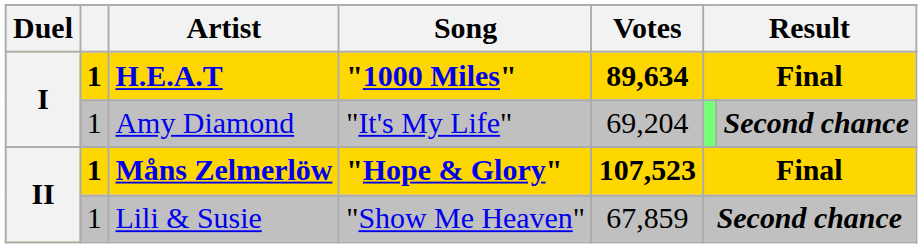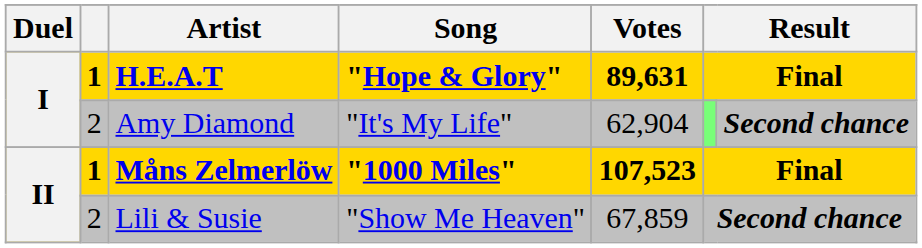(431, 75) "1000 Miles" -> (454, 75) "Hope & Glory"
(647, 75) 89,634 -> (647, 75) 89,631
(94, 123) 1 -> (94, 123) 2
(647, 123) 69,204 -> (647, 123) 62,904
(454, 170) "Hope & Glory" -> (431, 170) "1000 Miles"
(94, 218) 1 -> (94, 218) 2
